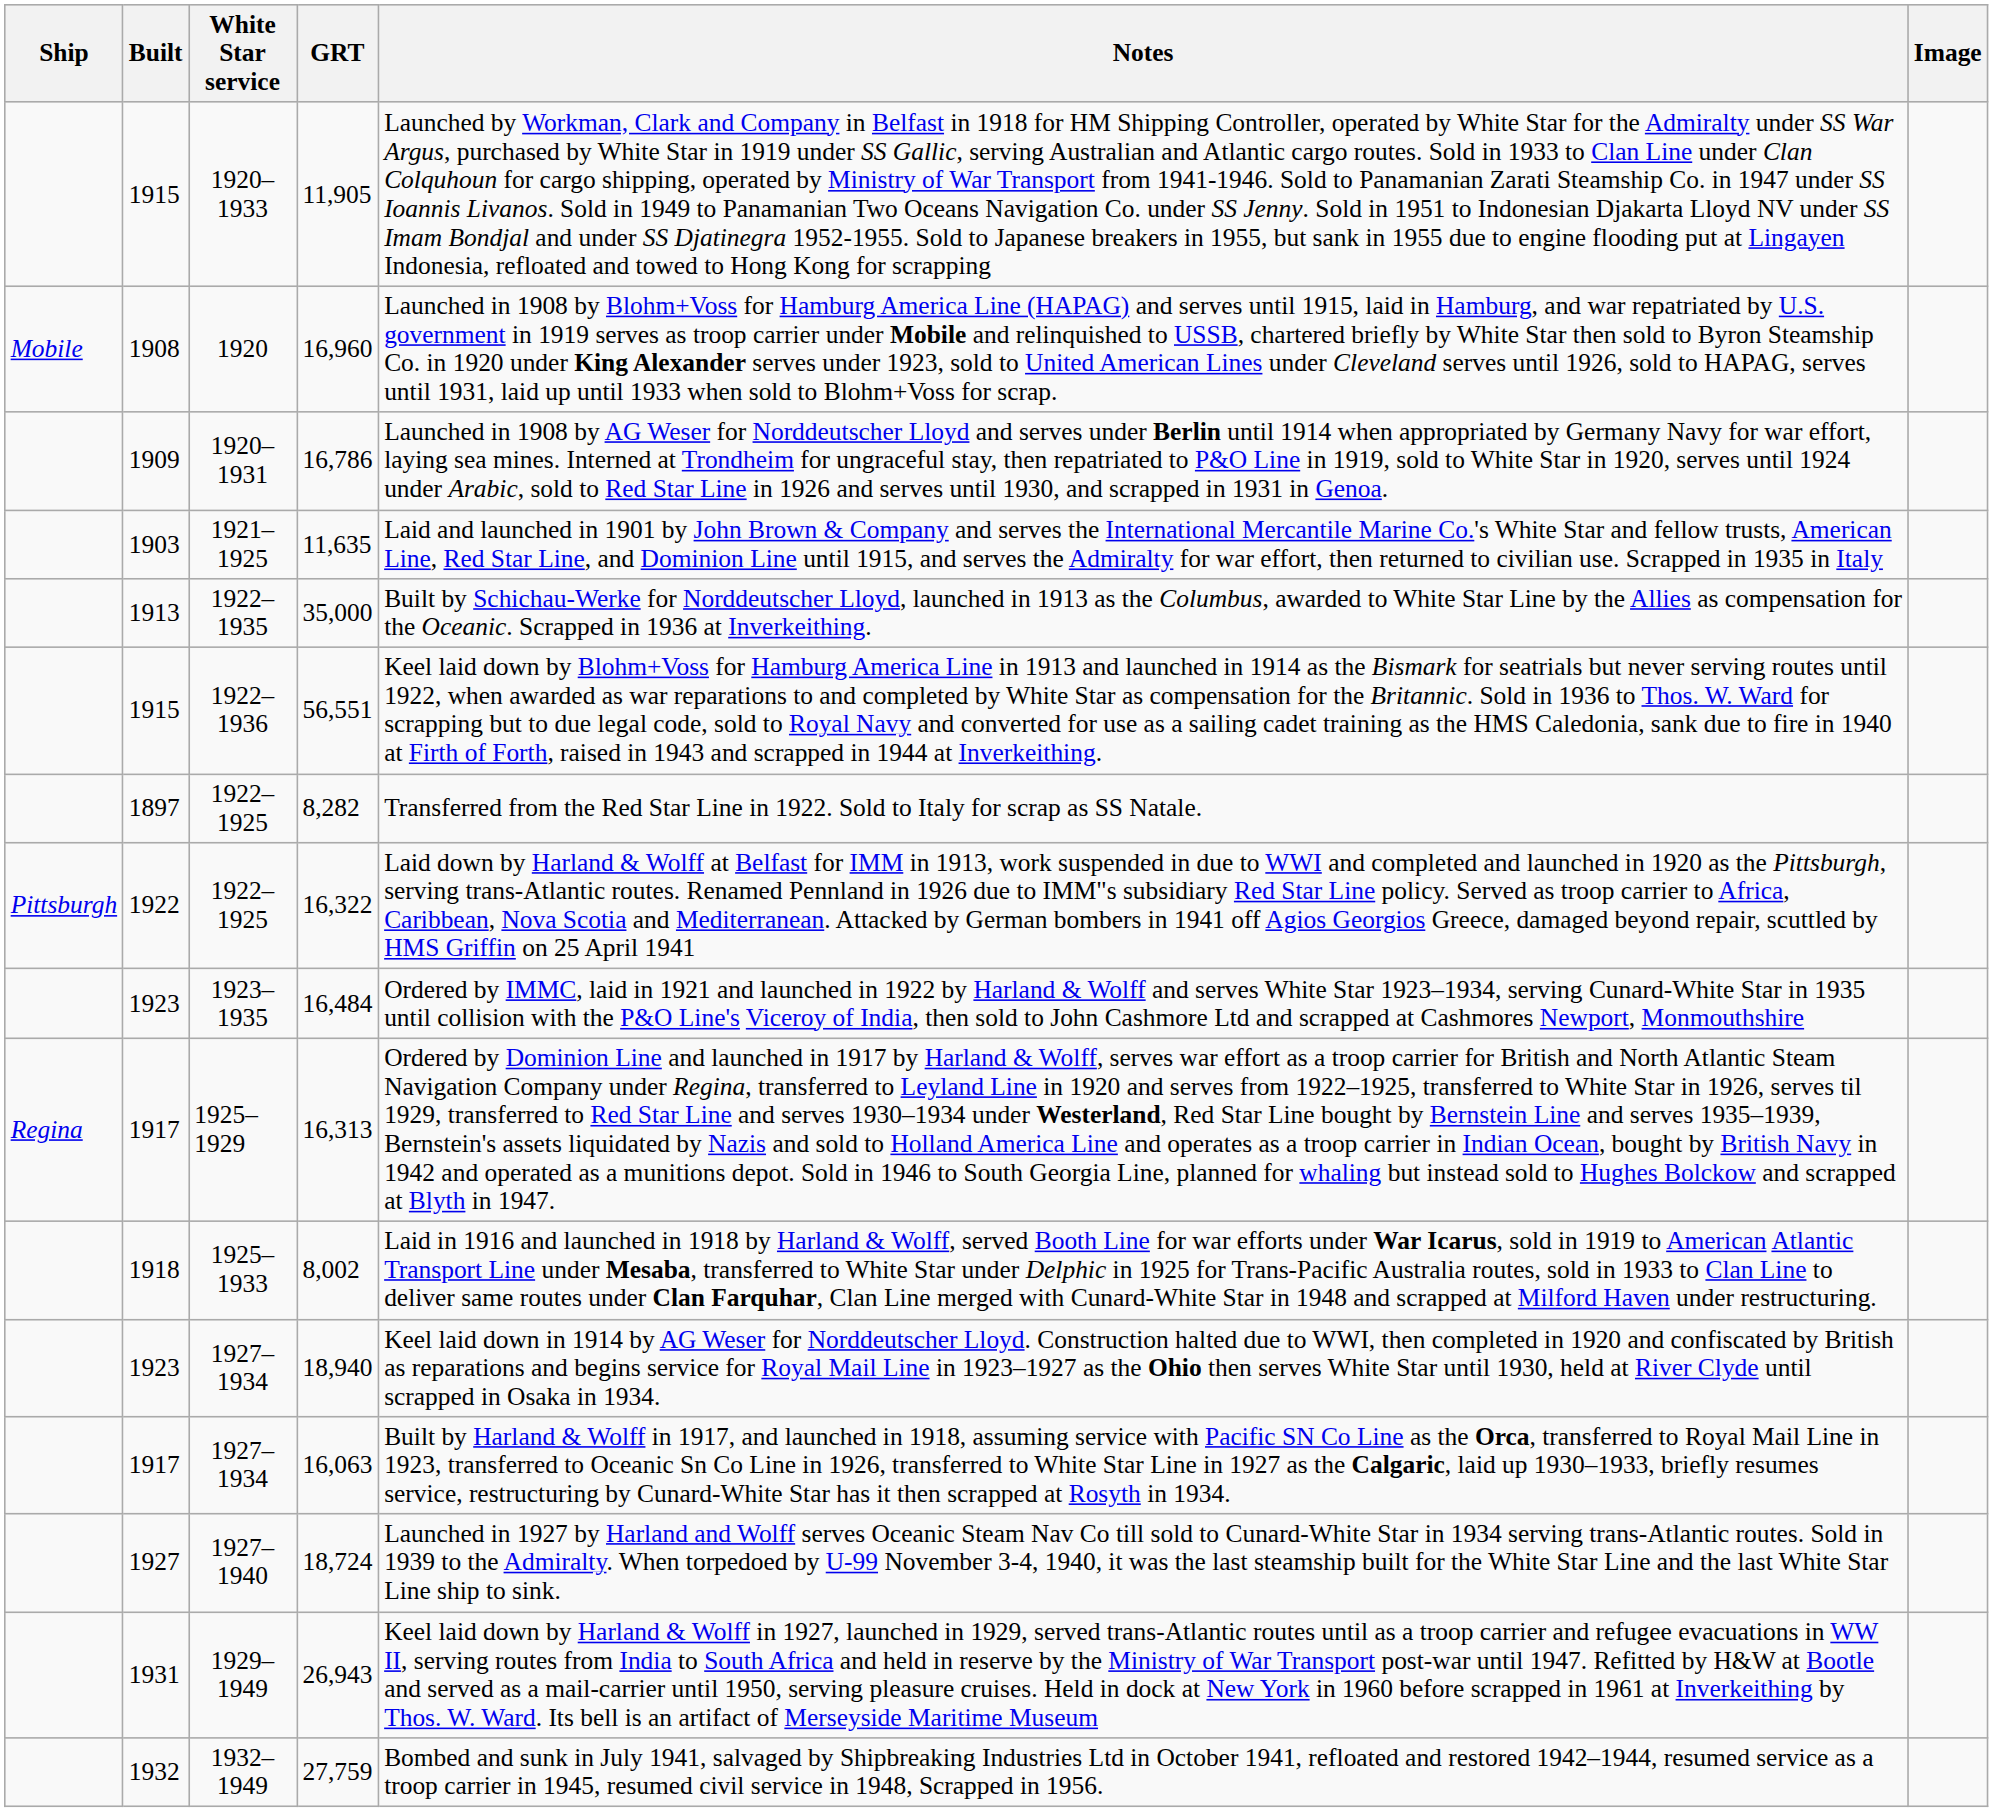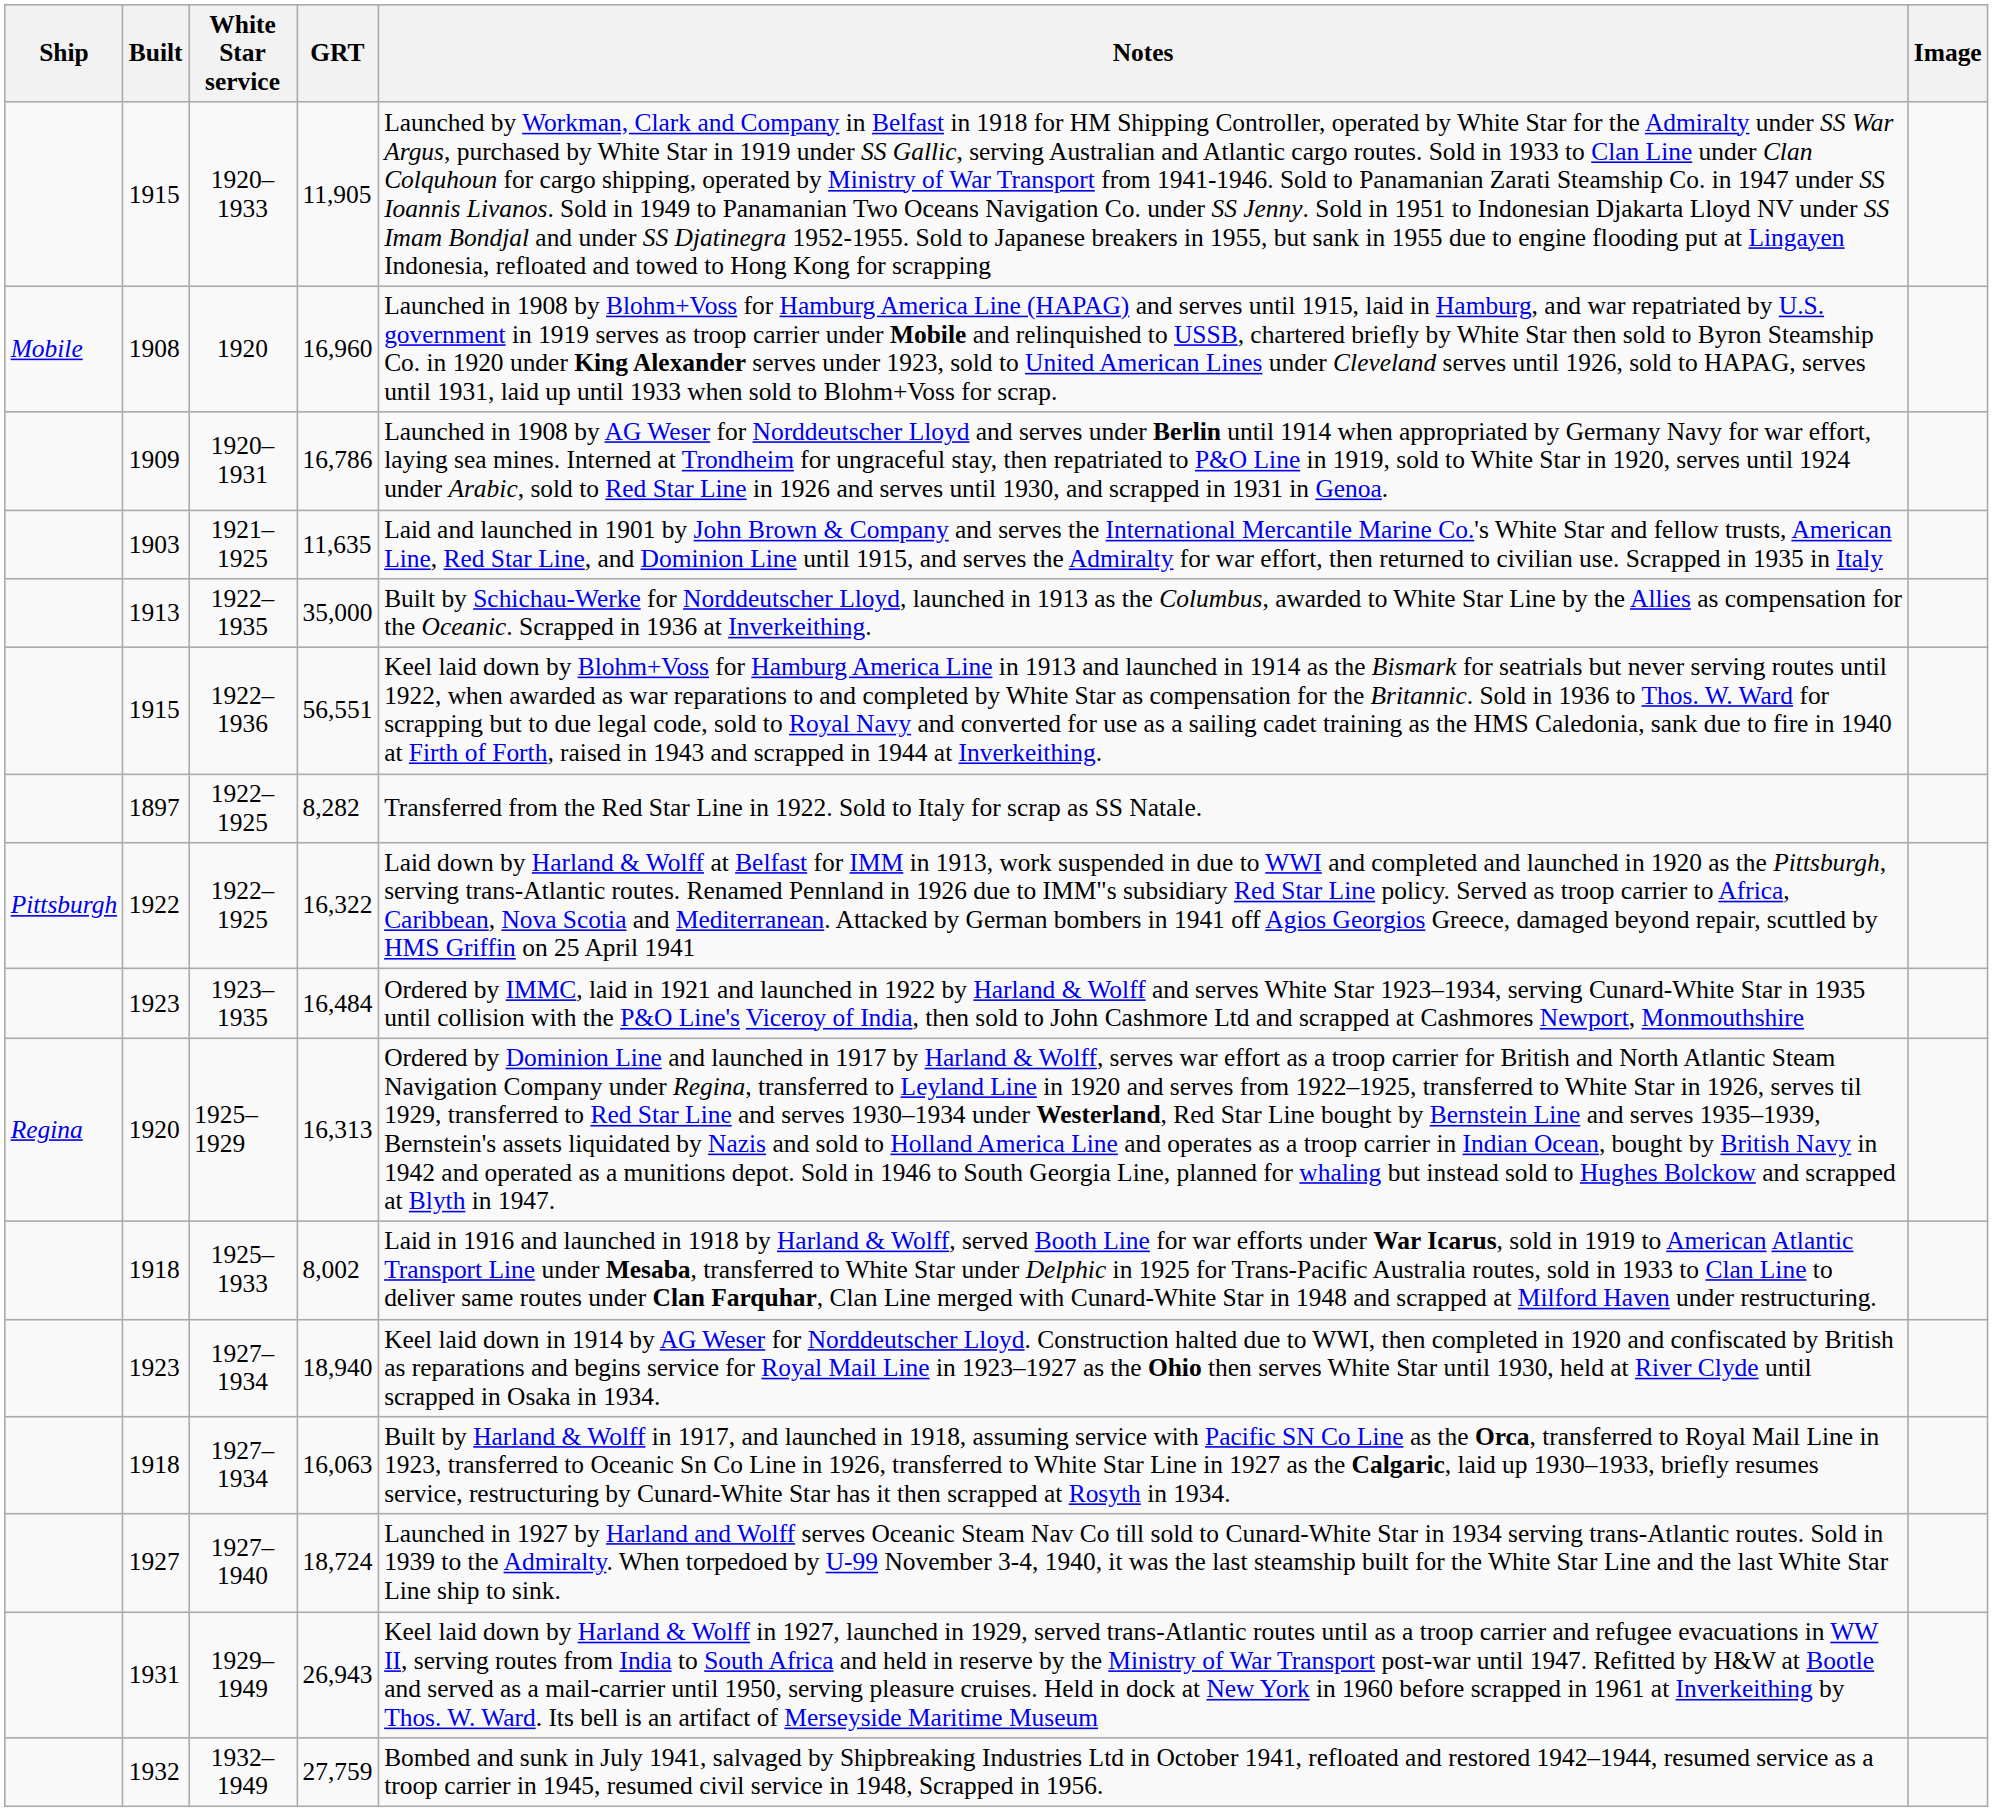(154, 1129) 1917 -> (154, 1129) 1920
(154, 1465) 1917 -> (154, 1465) 1918
